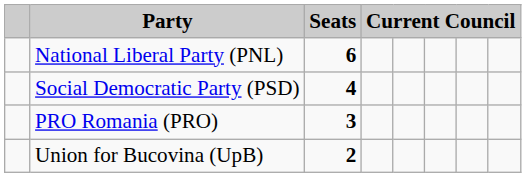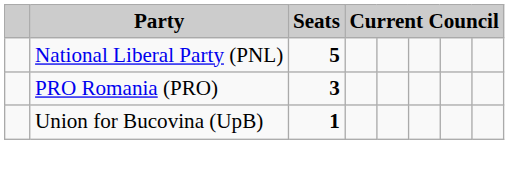(351, 54) 6 -> (335, 54) 5
- row: (167, 88)
(351, 155) 2 -> (335, 121) 1
